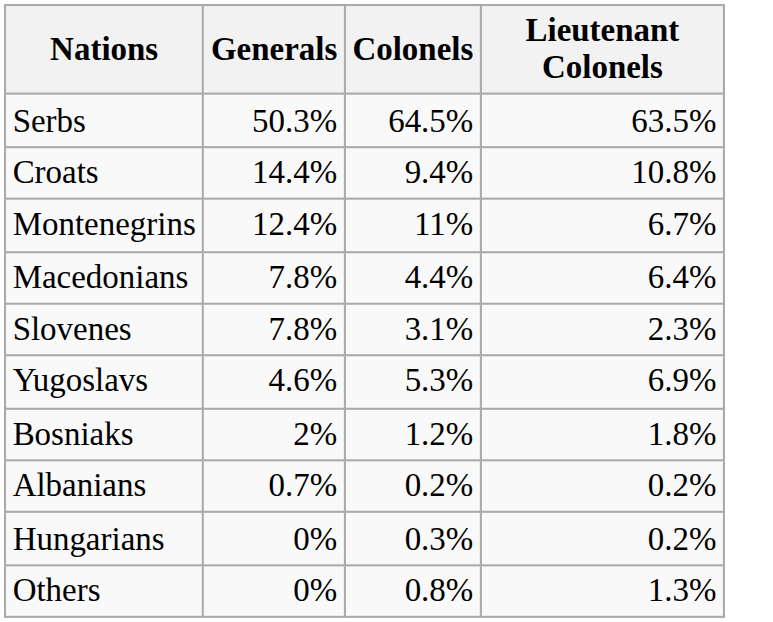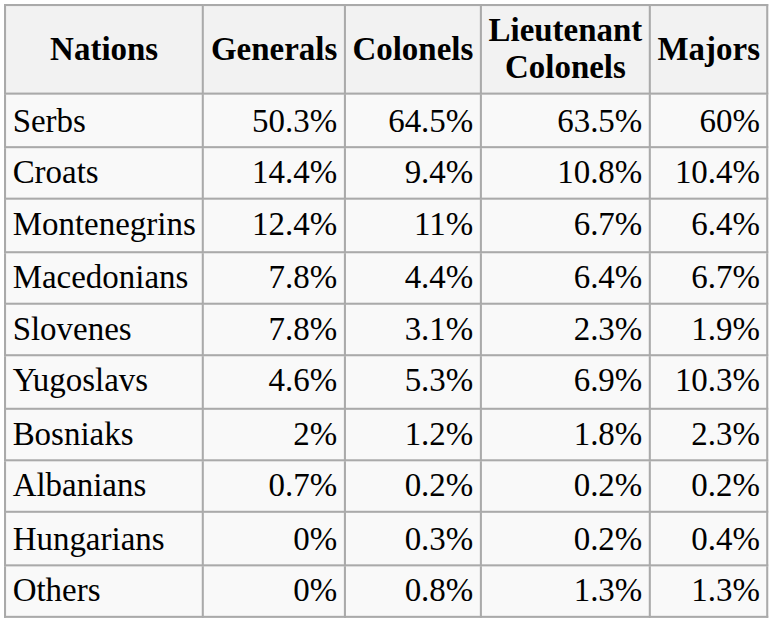+ column: (709, 49)
